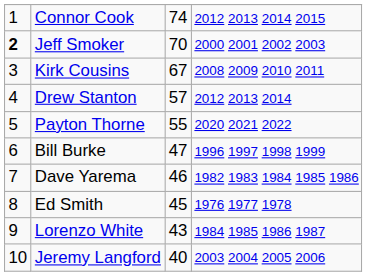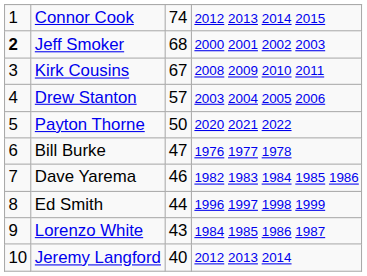(178, 44) 70 -> (178, 44) 68
(243, 98) 2012 2013 2014 -> (260, 98) 2003 2004 2005 2006
(178, 124) 55 -> (178, 124) 50
(260, 151) 1996 1997 1998 1999 -> (243, 151) 1976 1977 1978
(178, 204) 45 -> (178, 204) 44
(243, 204) 1976 1977 1978 -> (260, 204) 1996 1997 1998 1999
(260, 258) 2003 2004 2005 2006 -> (243, 258) 2012 2013 2014
